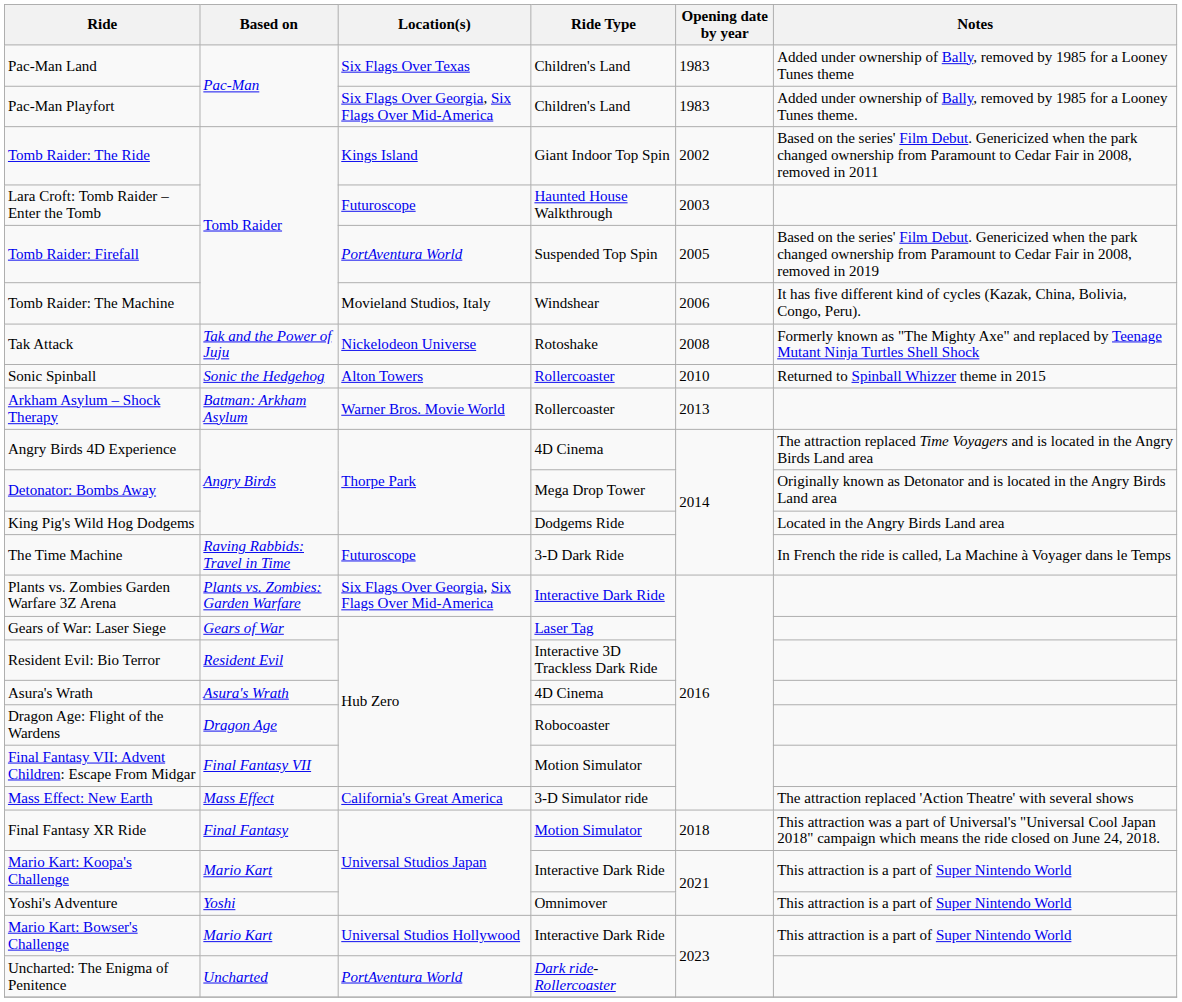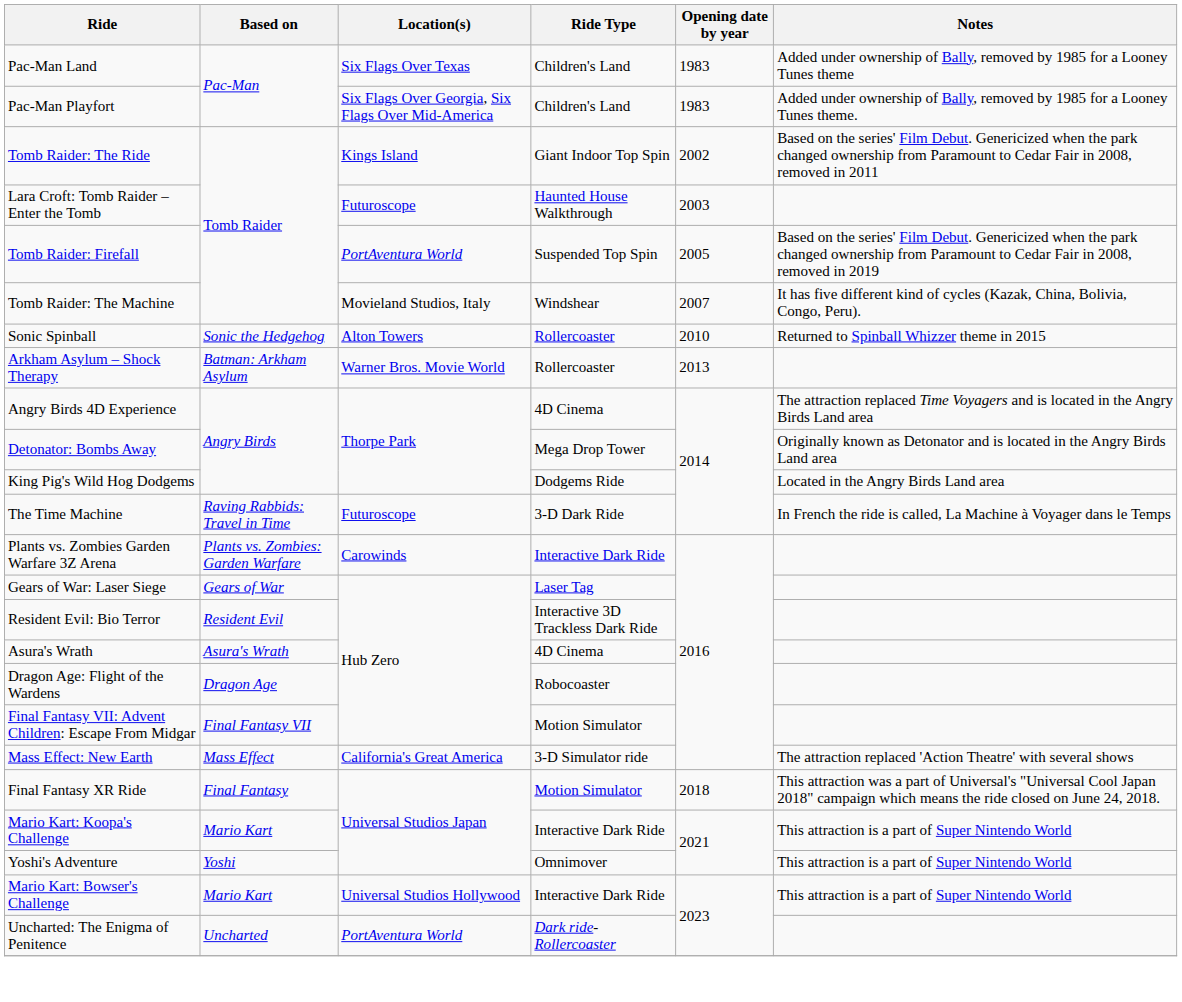(694, 303) 2006 -> (694, 303) 2007
- row: (41, 344)
(426, 595) Six Flags Over Georgia, Six Flags Over Mid-America -> (374, 554) Carowinds
